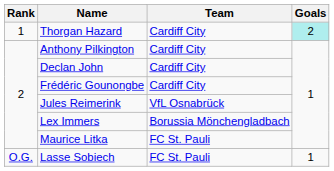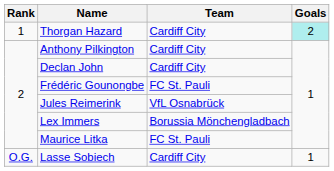(177, 85) Cardiff City -> (180, 85) FC St. Pauli
(180, 157) FC St. Pauli -> (177, 157) Cardiff City
